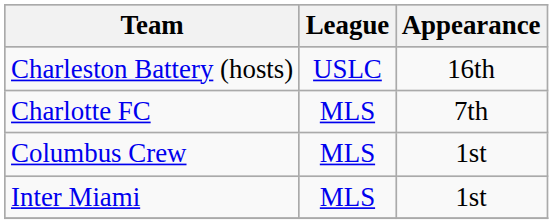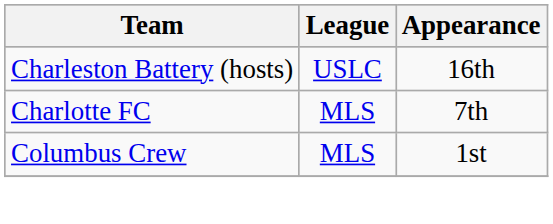- row: (76, 196)
